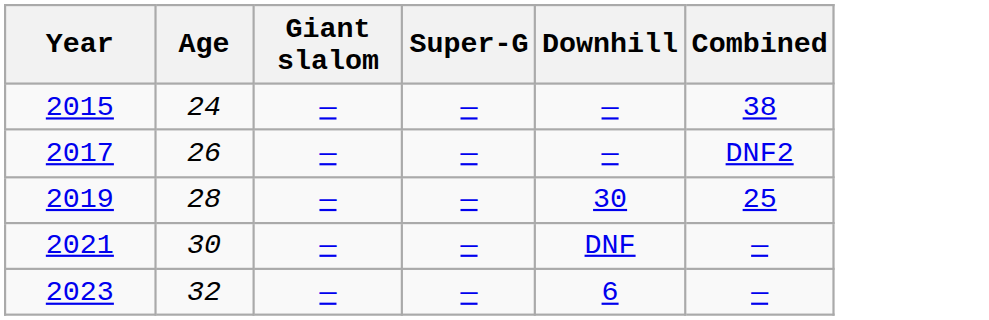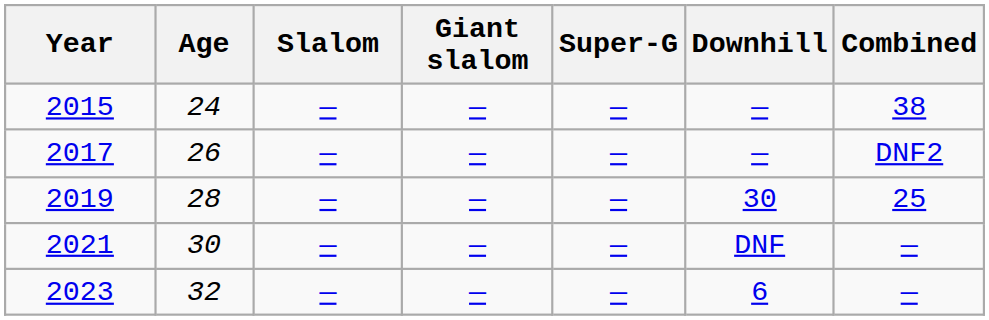+ column: (328, 45)
